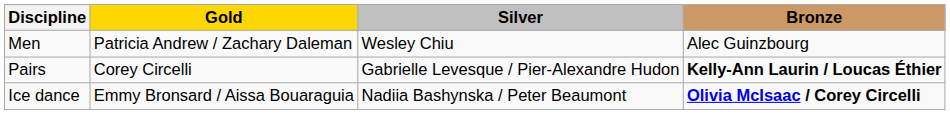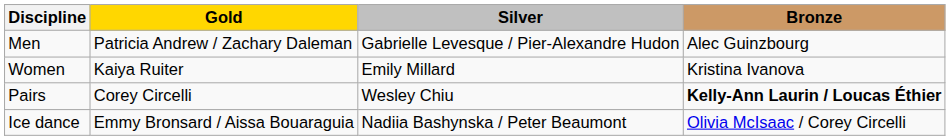(408, 43) Wesley Chiu -> (520, 43) Gabrielle Levesque / Pier-Alexandre Hudon
+ row: (37, 69)
(520, 69) Gabrielle Levesque / Pier-Alexandre Hudon -> (408, 95) Wesley Chiu
(804, 95) bold -> (796, 122) normal
